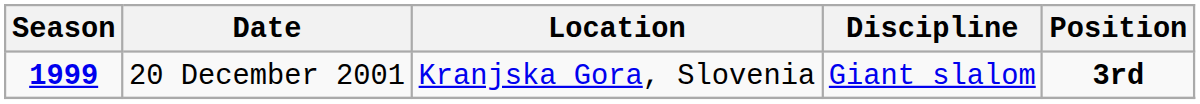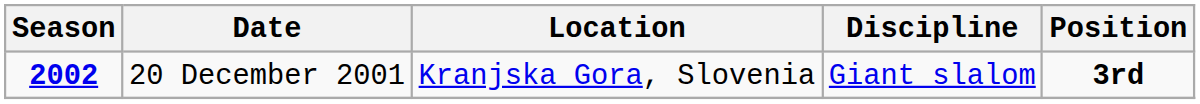(64, 75) 1999 -> (64, 75) 2002
